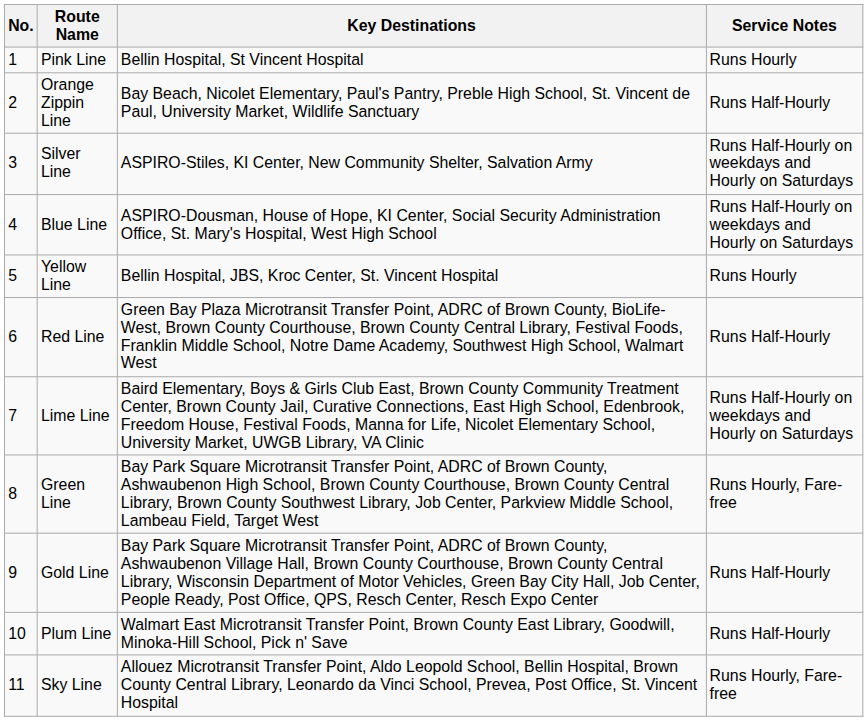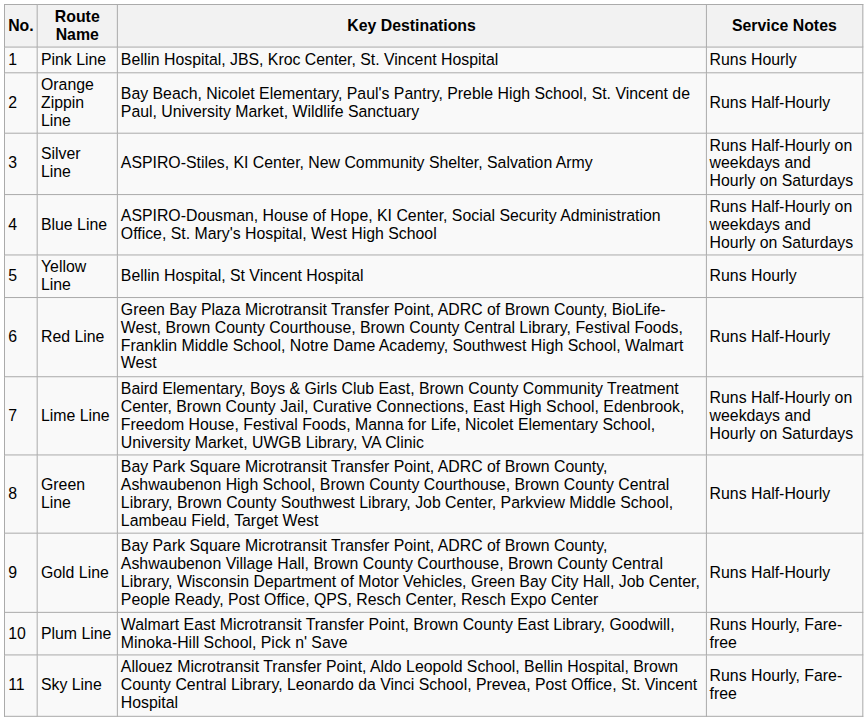(242, 60) Bellin Hospital, St Vincent Hospital -> (310, 60) Bellin Hospital, JBS, Kroc Center, St. Vincent Hospital
(310, 276) Bellin Hospital, JBS, Kroc Center, St. Vincent Hospital -> (242, 276) Bellin Hospital, St Vincent Hospital
(776, 494) Runs Hourly, Fare-free -> (770, 494) Runs Half-Hourly
(770, 633) Runs Half-Hourly -> (776, 633) Runs Hourly, Fare-free
